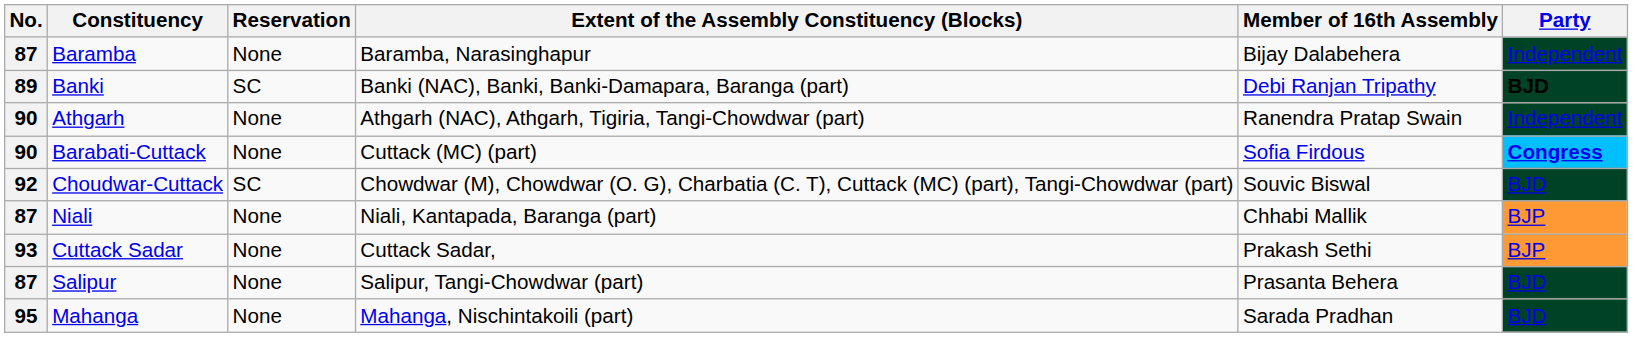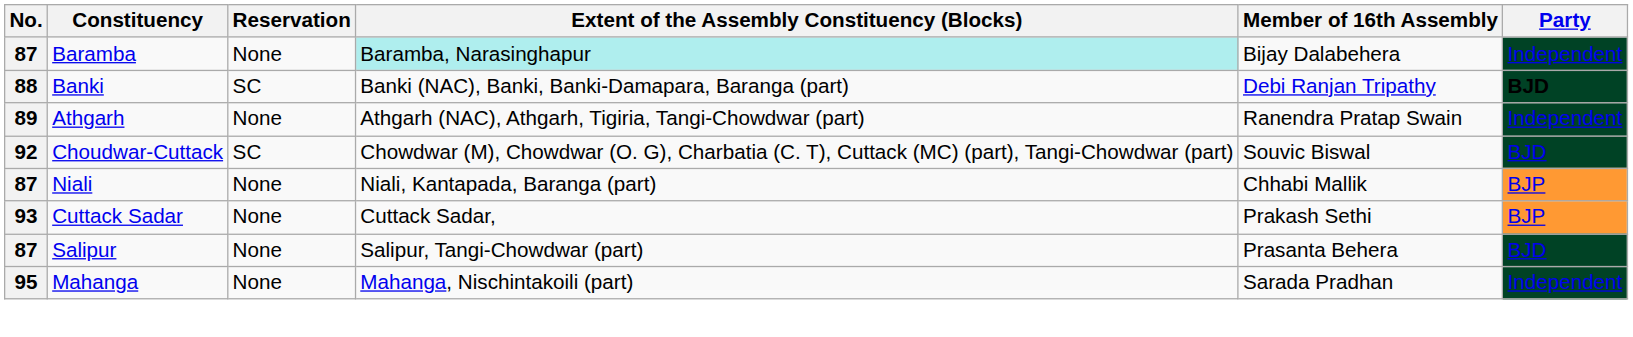(476, 53) no background -> (476, 53) paleturquoise background
(26, 86) 89 -> (26, 86) 88
(26, 119) 90 -> (26, 119) 89
- row: (129, 151)
(1527, 315) BJD -> (1565, 282) Independent
